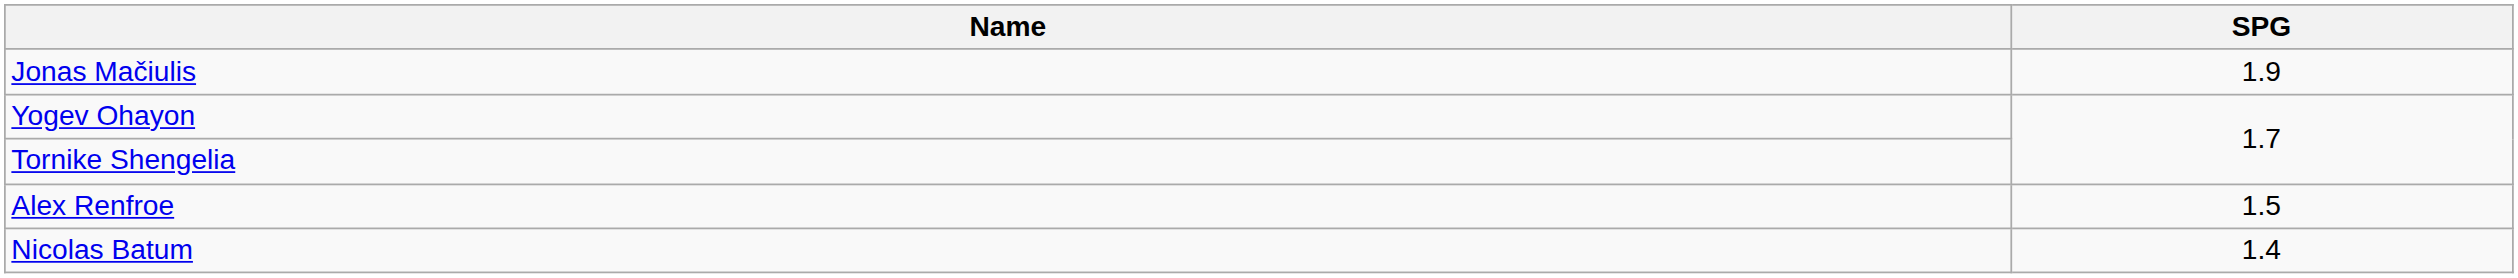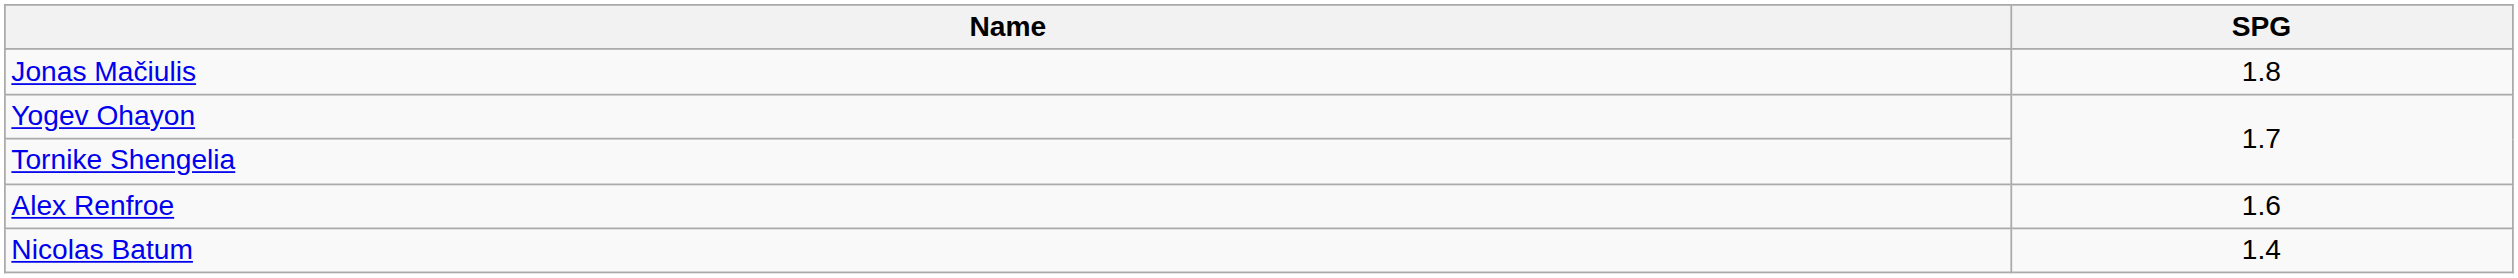(2261, 71) 1.9 -> (2261, 71) 1.8
(2261, 205) 1.5 -> (2261, 205) 1.6
